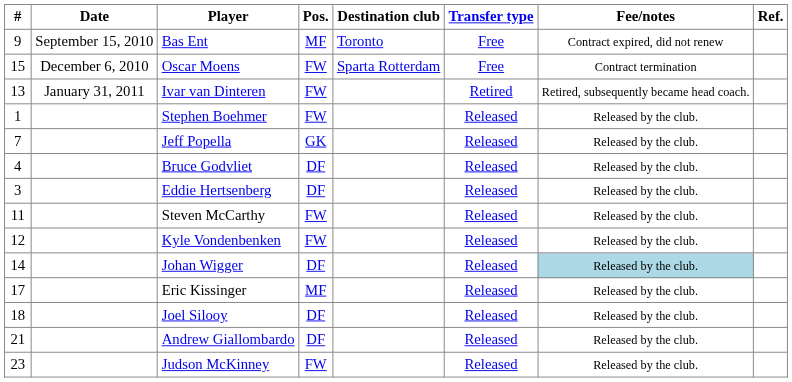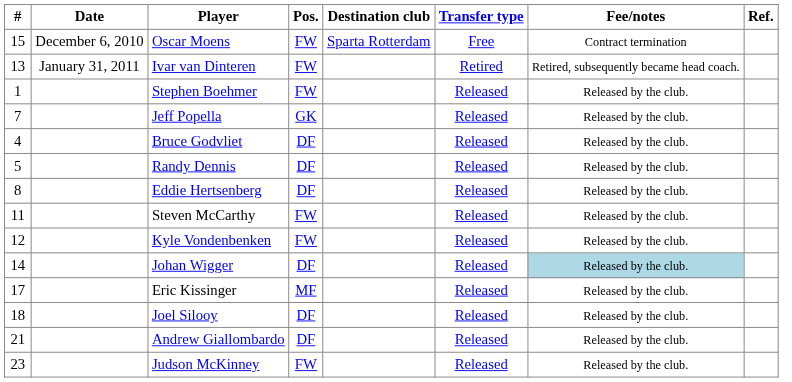- row: (185, 41)
+ row: (194, 165)
(18, 190) 3 -> (18, 190) 8
